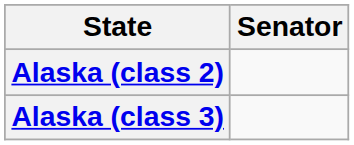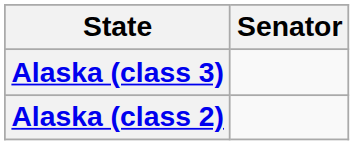rows swapped: (118, 71) <-> (118, 116)
